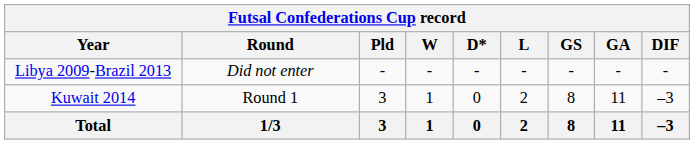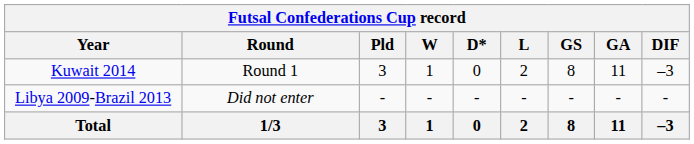rows swapped: (93, 71) <-> (93, 98)
